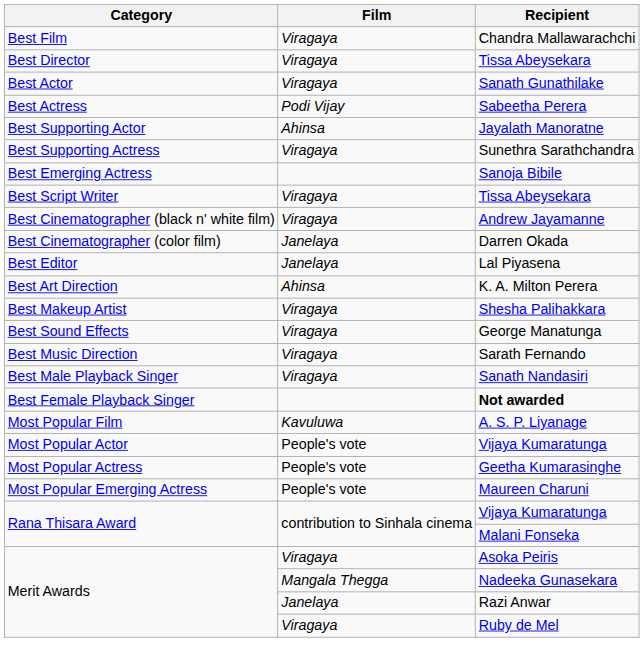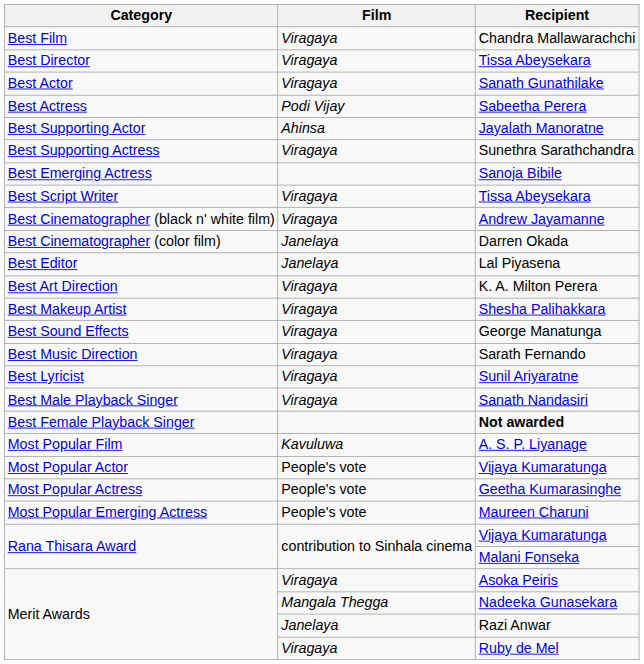(303, 286) Ahinsa -> (309, 286) Viragaya
+ row: (46, 377)
